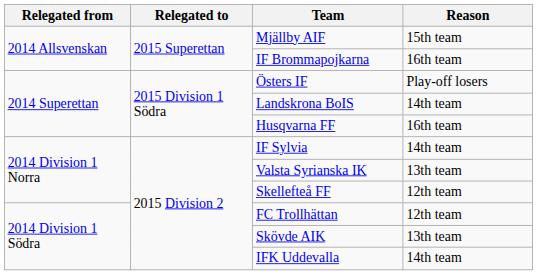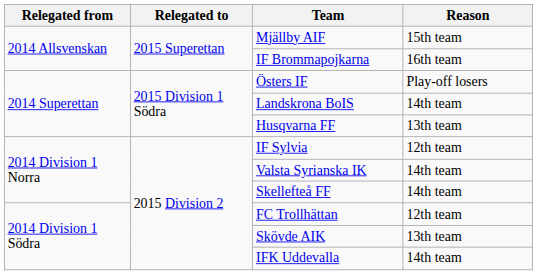(434, 125) 16th team -> (434, 125) 13th team
(434, 147) 14th team -> (434, 147) 12th team
(434, 170) 13th team -> (434, 170) 14th team
(434, 192) 12th team -> (434, 192) 14th team
